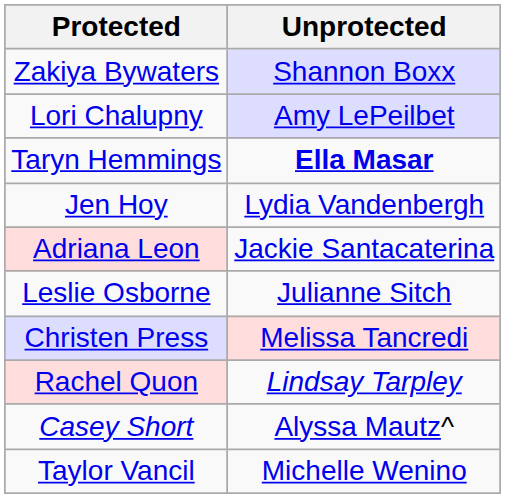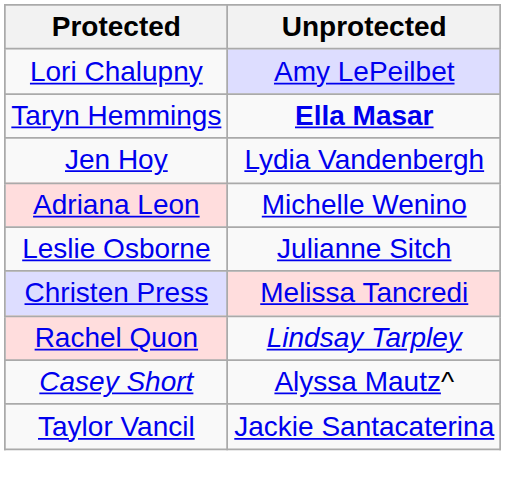- row: (116, 71)
(364, 248) Jackie Santacaterina -> (364, 204) Michelle Wenino
(364, 470) Michelle Wenino -> (364, 426) Jackie Santacaterina
